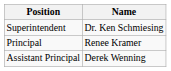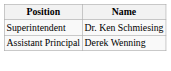- row: (24, 43)
